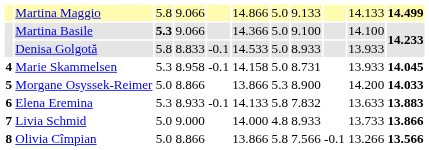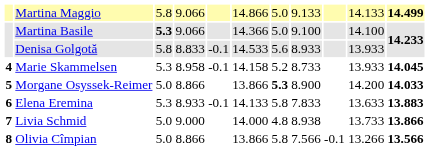(280, 49) 5.0 -> (280, 49) 5.6
(280, 67) 5.0 -> (280, 67) 5.2
(306, 67) 8.731 -> (306, 67) 8.733
(280, 85) normal -> (280, 85) bold
(306, 103) 7.832 -> (306, 103) 7.833
(306, 121) 8.933 -> (306, 121) 8.938
